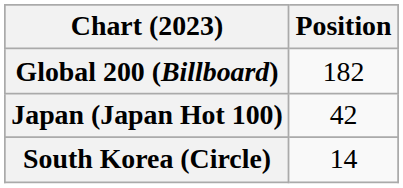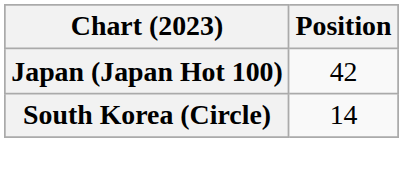- row: (147, 70)
